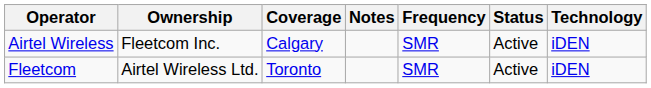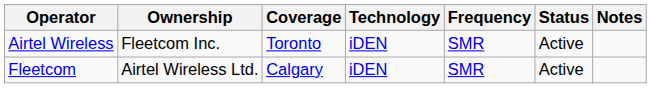columns swapped: (597, 17) <-> (372, 17)
(295, 43) Calgary -> (294, 43) Toronto
(294, 69) Toronto -> (295, 69) Calgary
